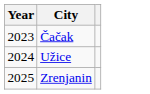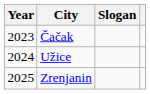+ column: (117, 15)
